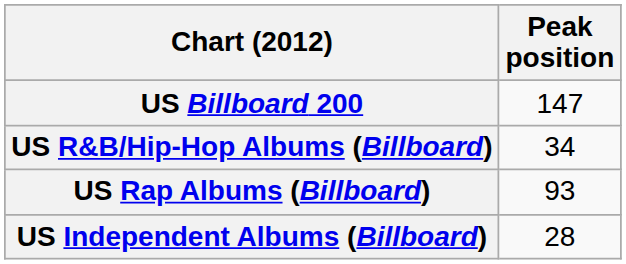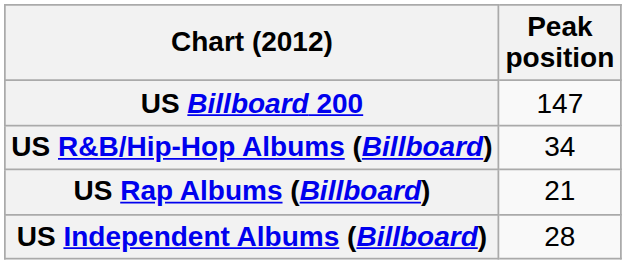(560, 191) 93 -> (560, 191) 21
